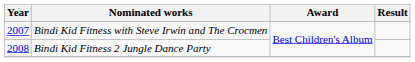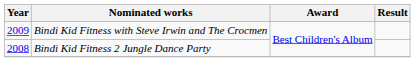(18, 30) 2007 -> (18, 30) 2009
